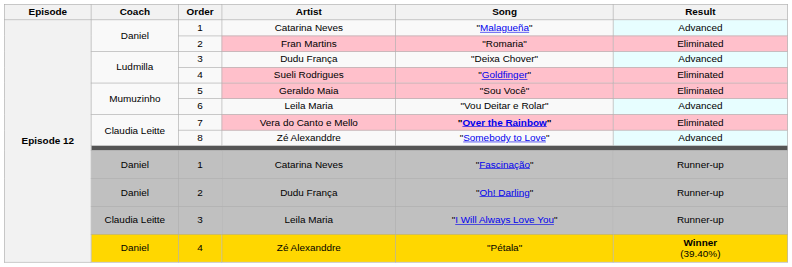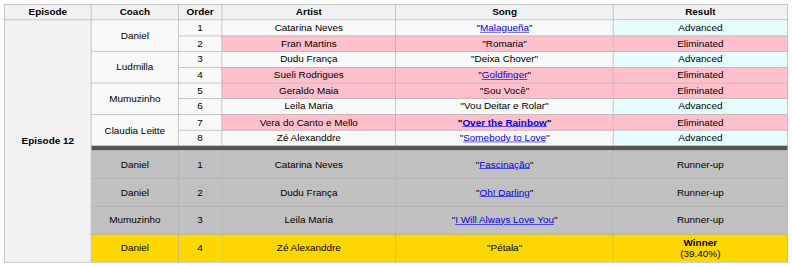(135, 220) Claudia Leitte -> (135, 220) Mumuzinho
